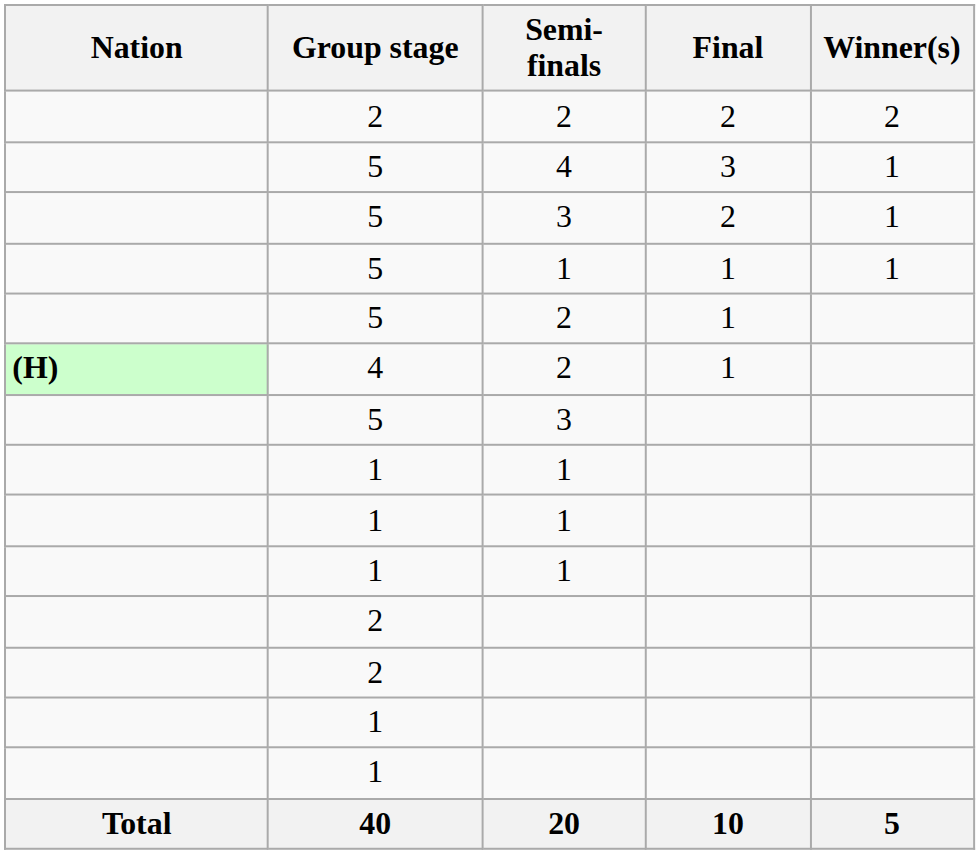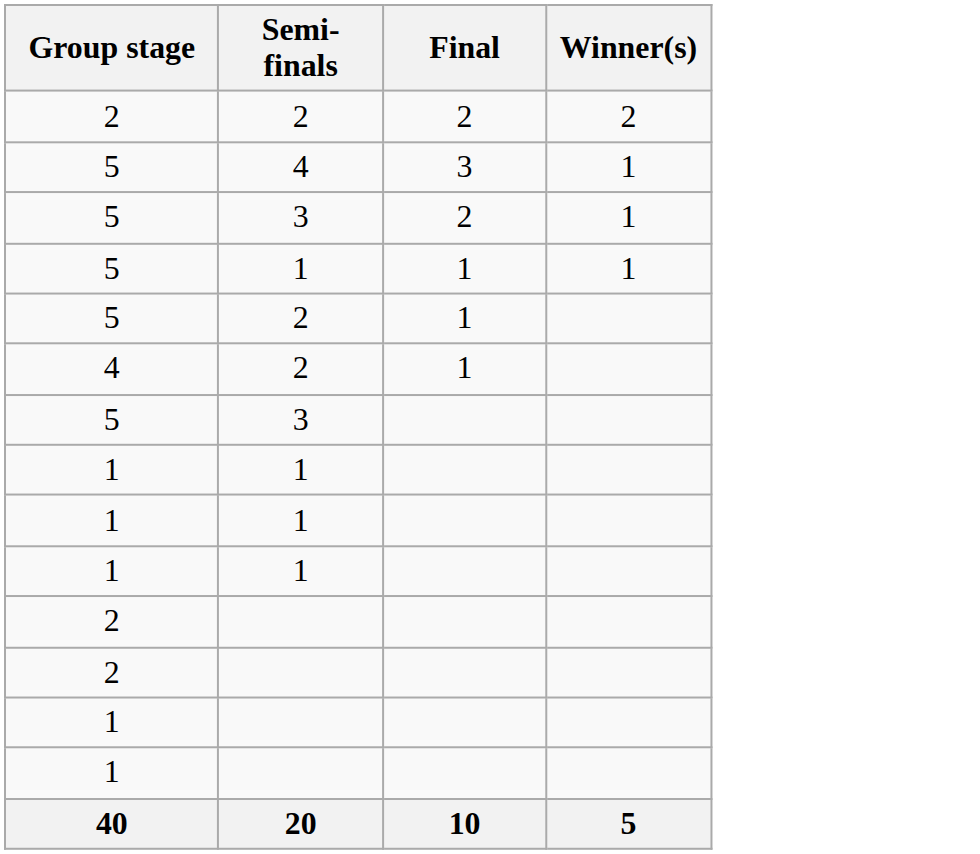- column: (137, 47)
